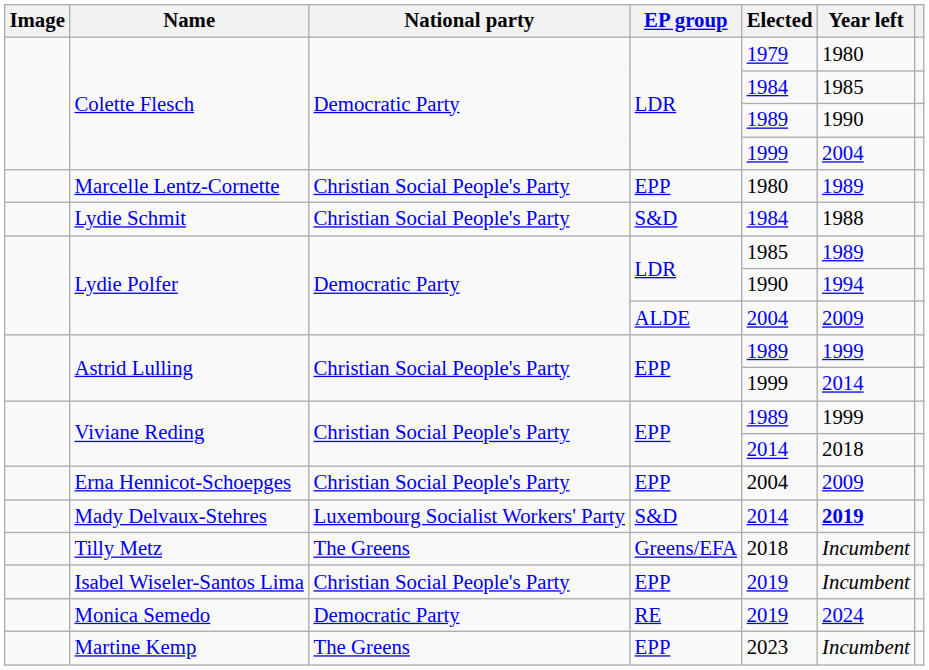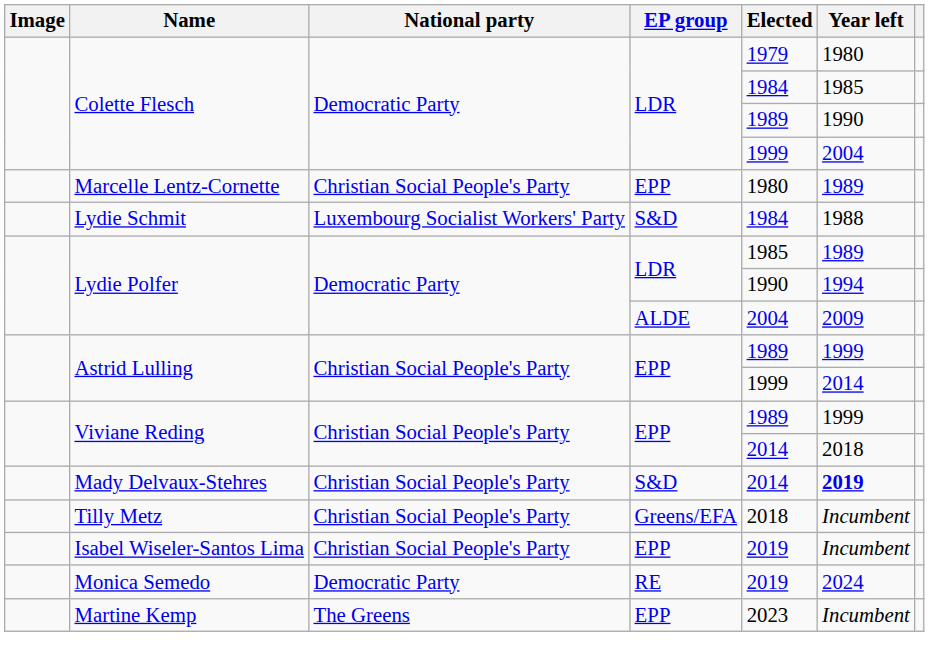(442, 218) Christian Social People's Party -> (469, 218) Luxembourg Socialist Workers' Party
- row: (183, 482)
(469, 515) Luxembourg Socialist Workers' Party -> (442, 482) Christian Social People's Party
(362, 548) The Greens -> (442, 515) Christian Social People's Party
